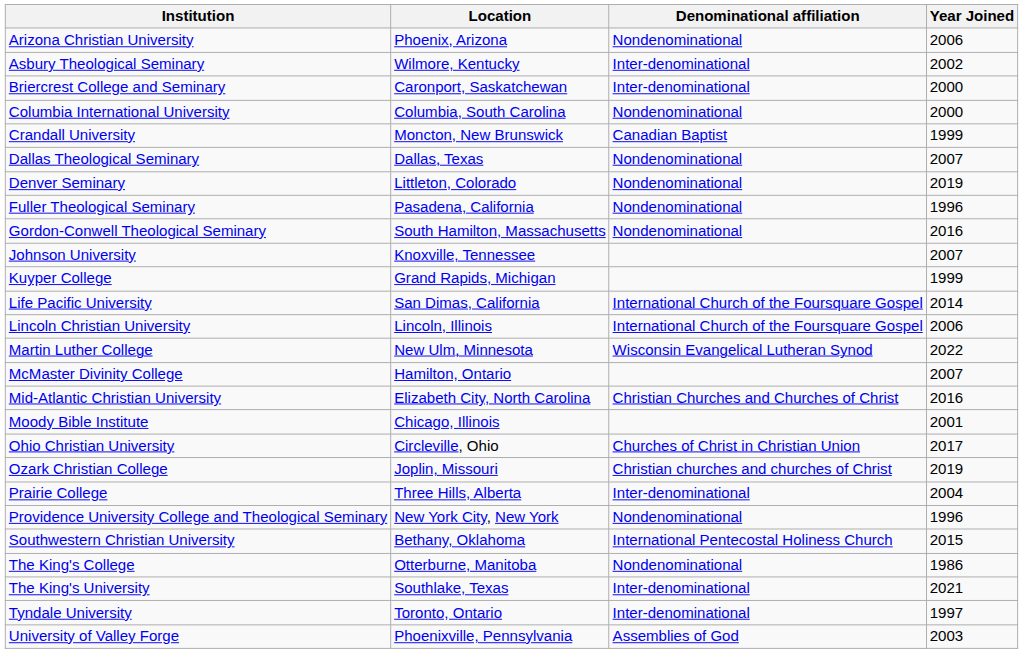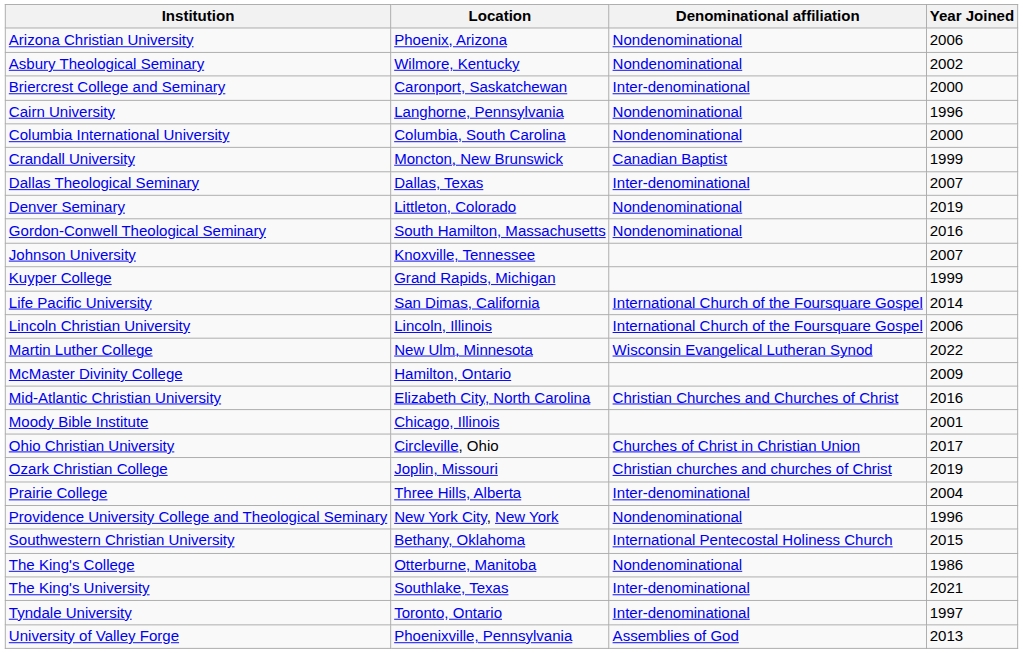(681, 64) Inter-denominational -> (677, 64) Nondenominational
+ row: (62, 111)
(677, 159) Nondenominational -> (681, 183) Inter-denominational
- row: (102, 207)
(946, 374) 2007 -> (946, 374) 2009
(946, 636) 2003 -> (946, 636) 2013
